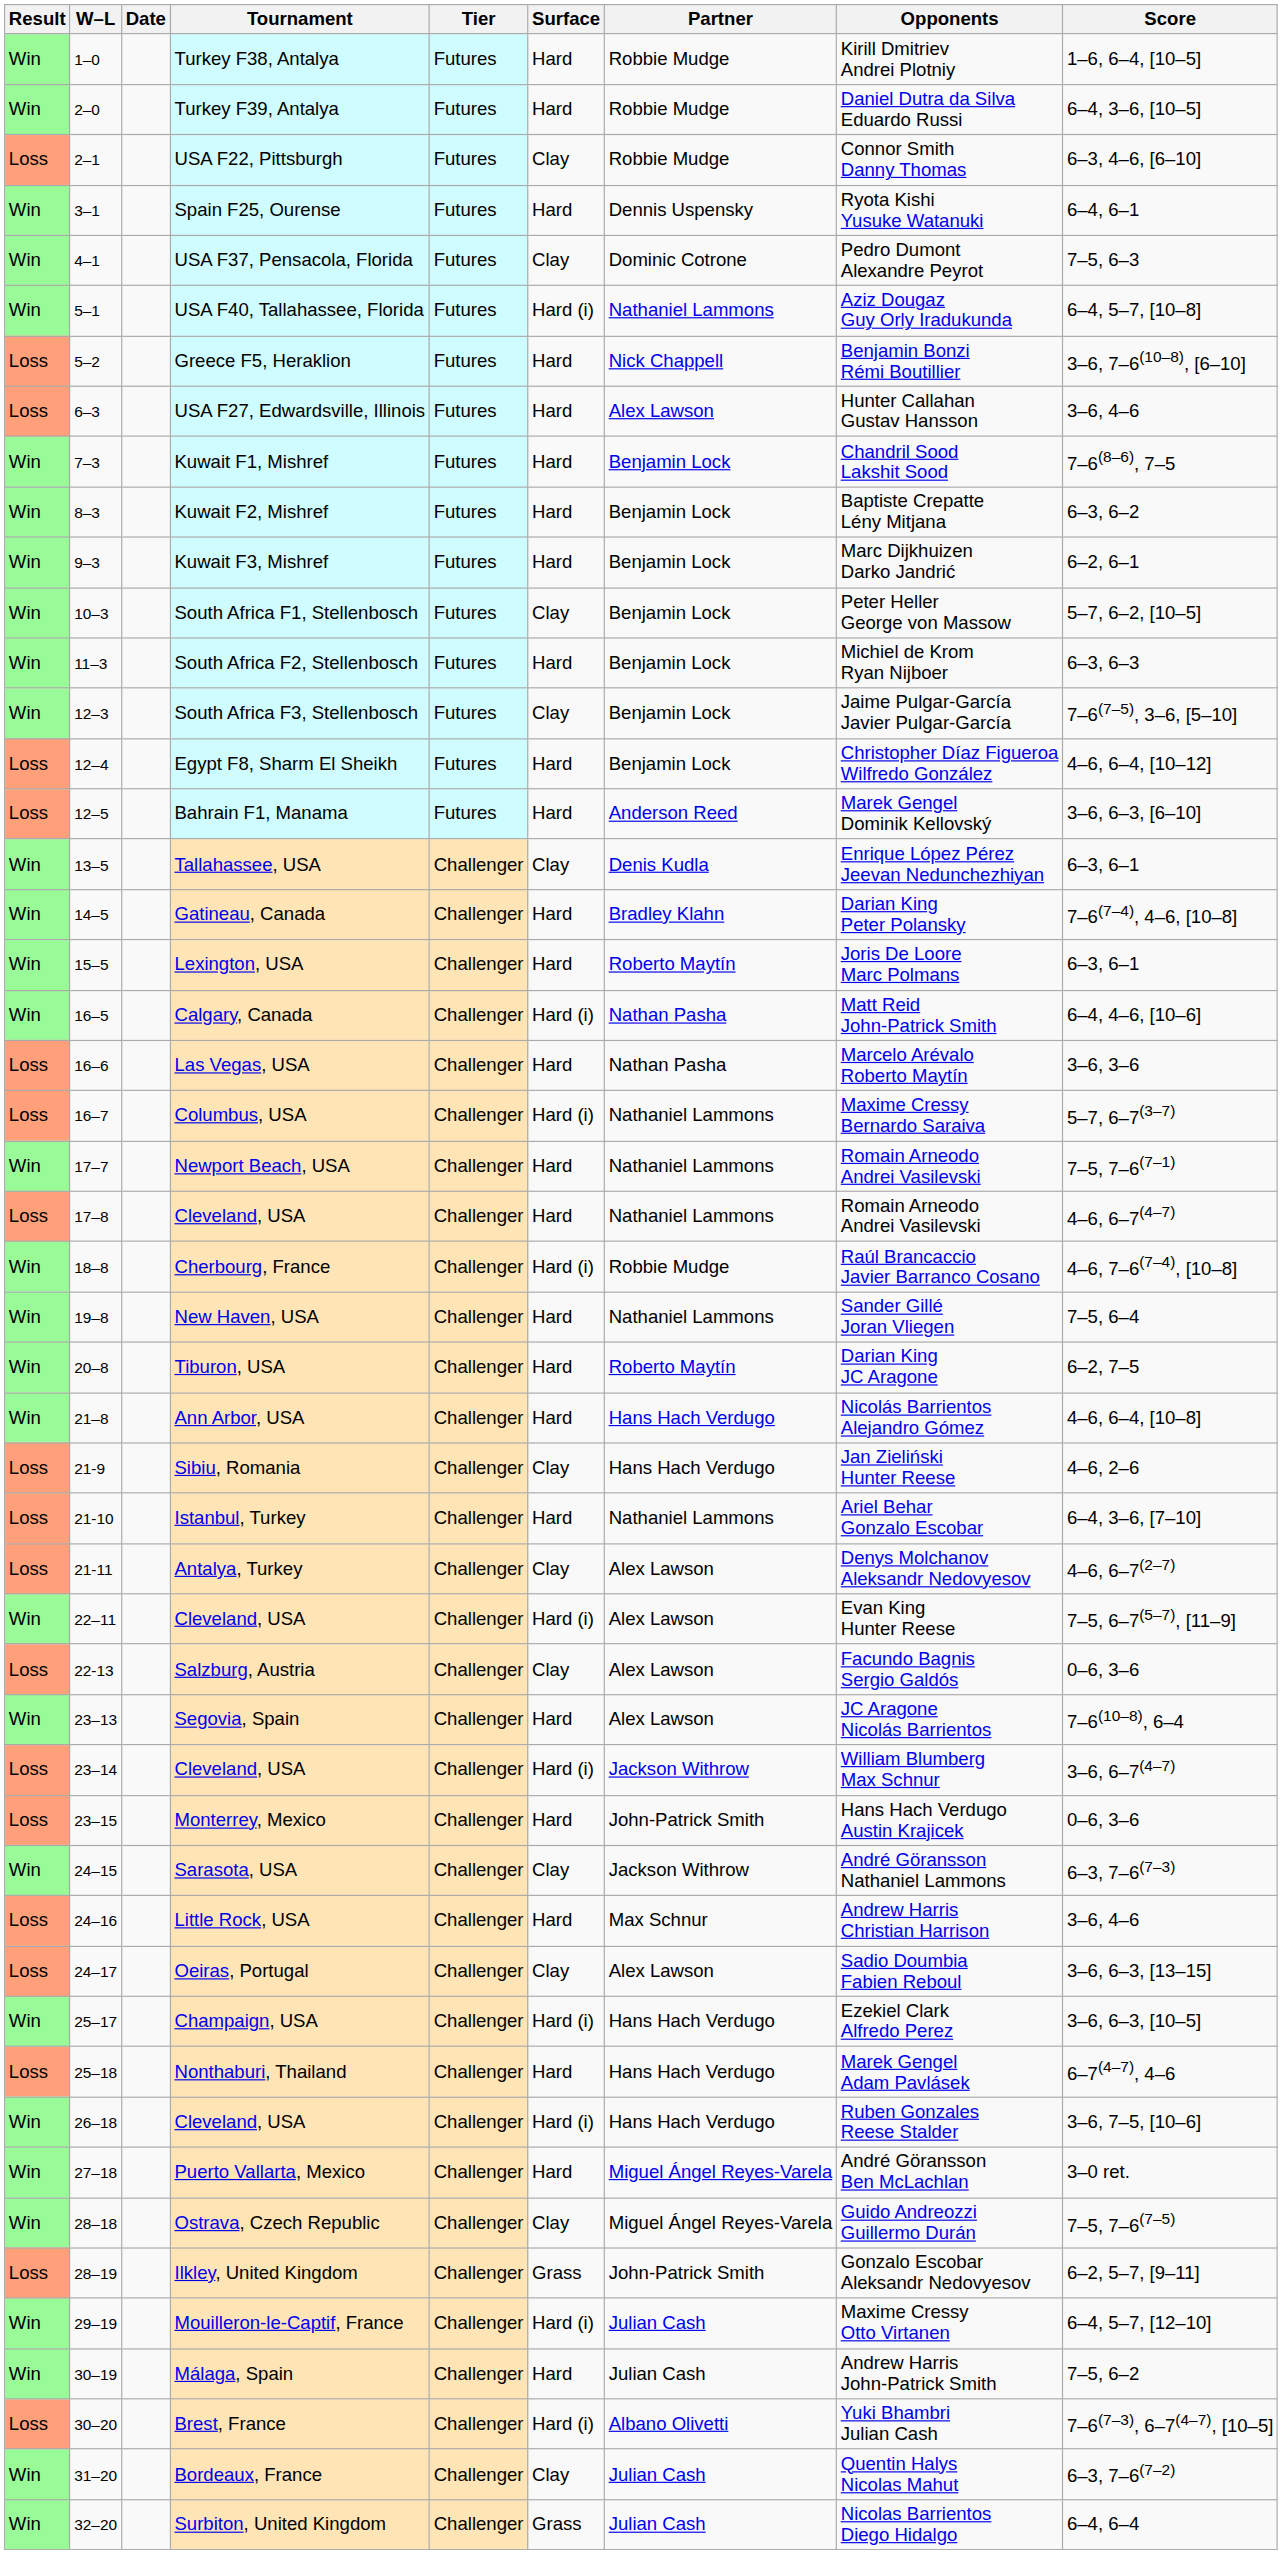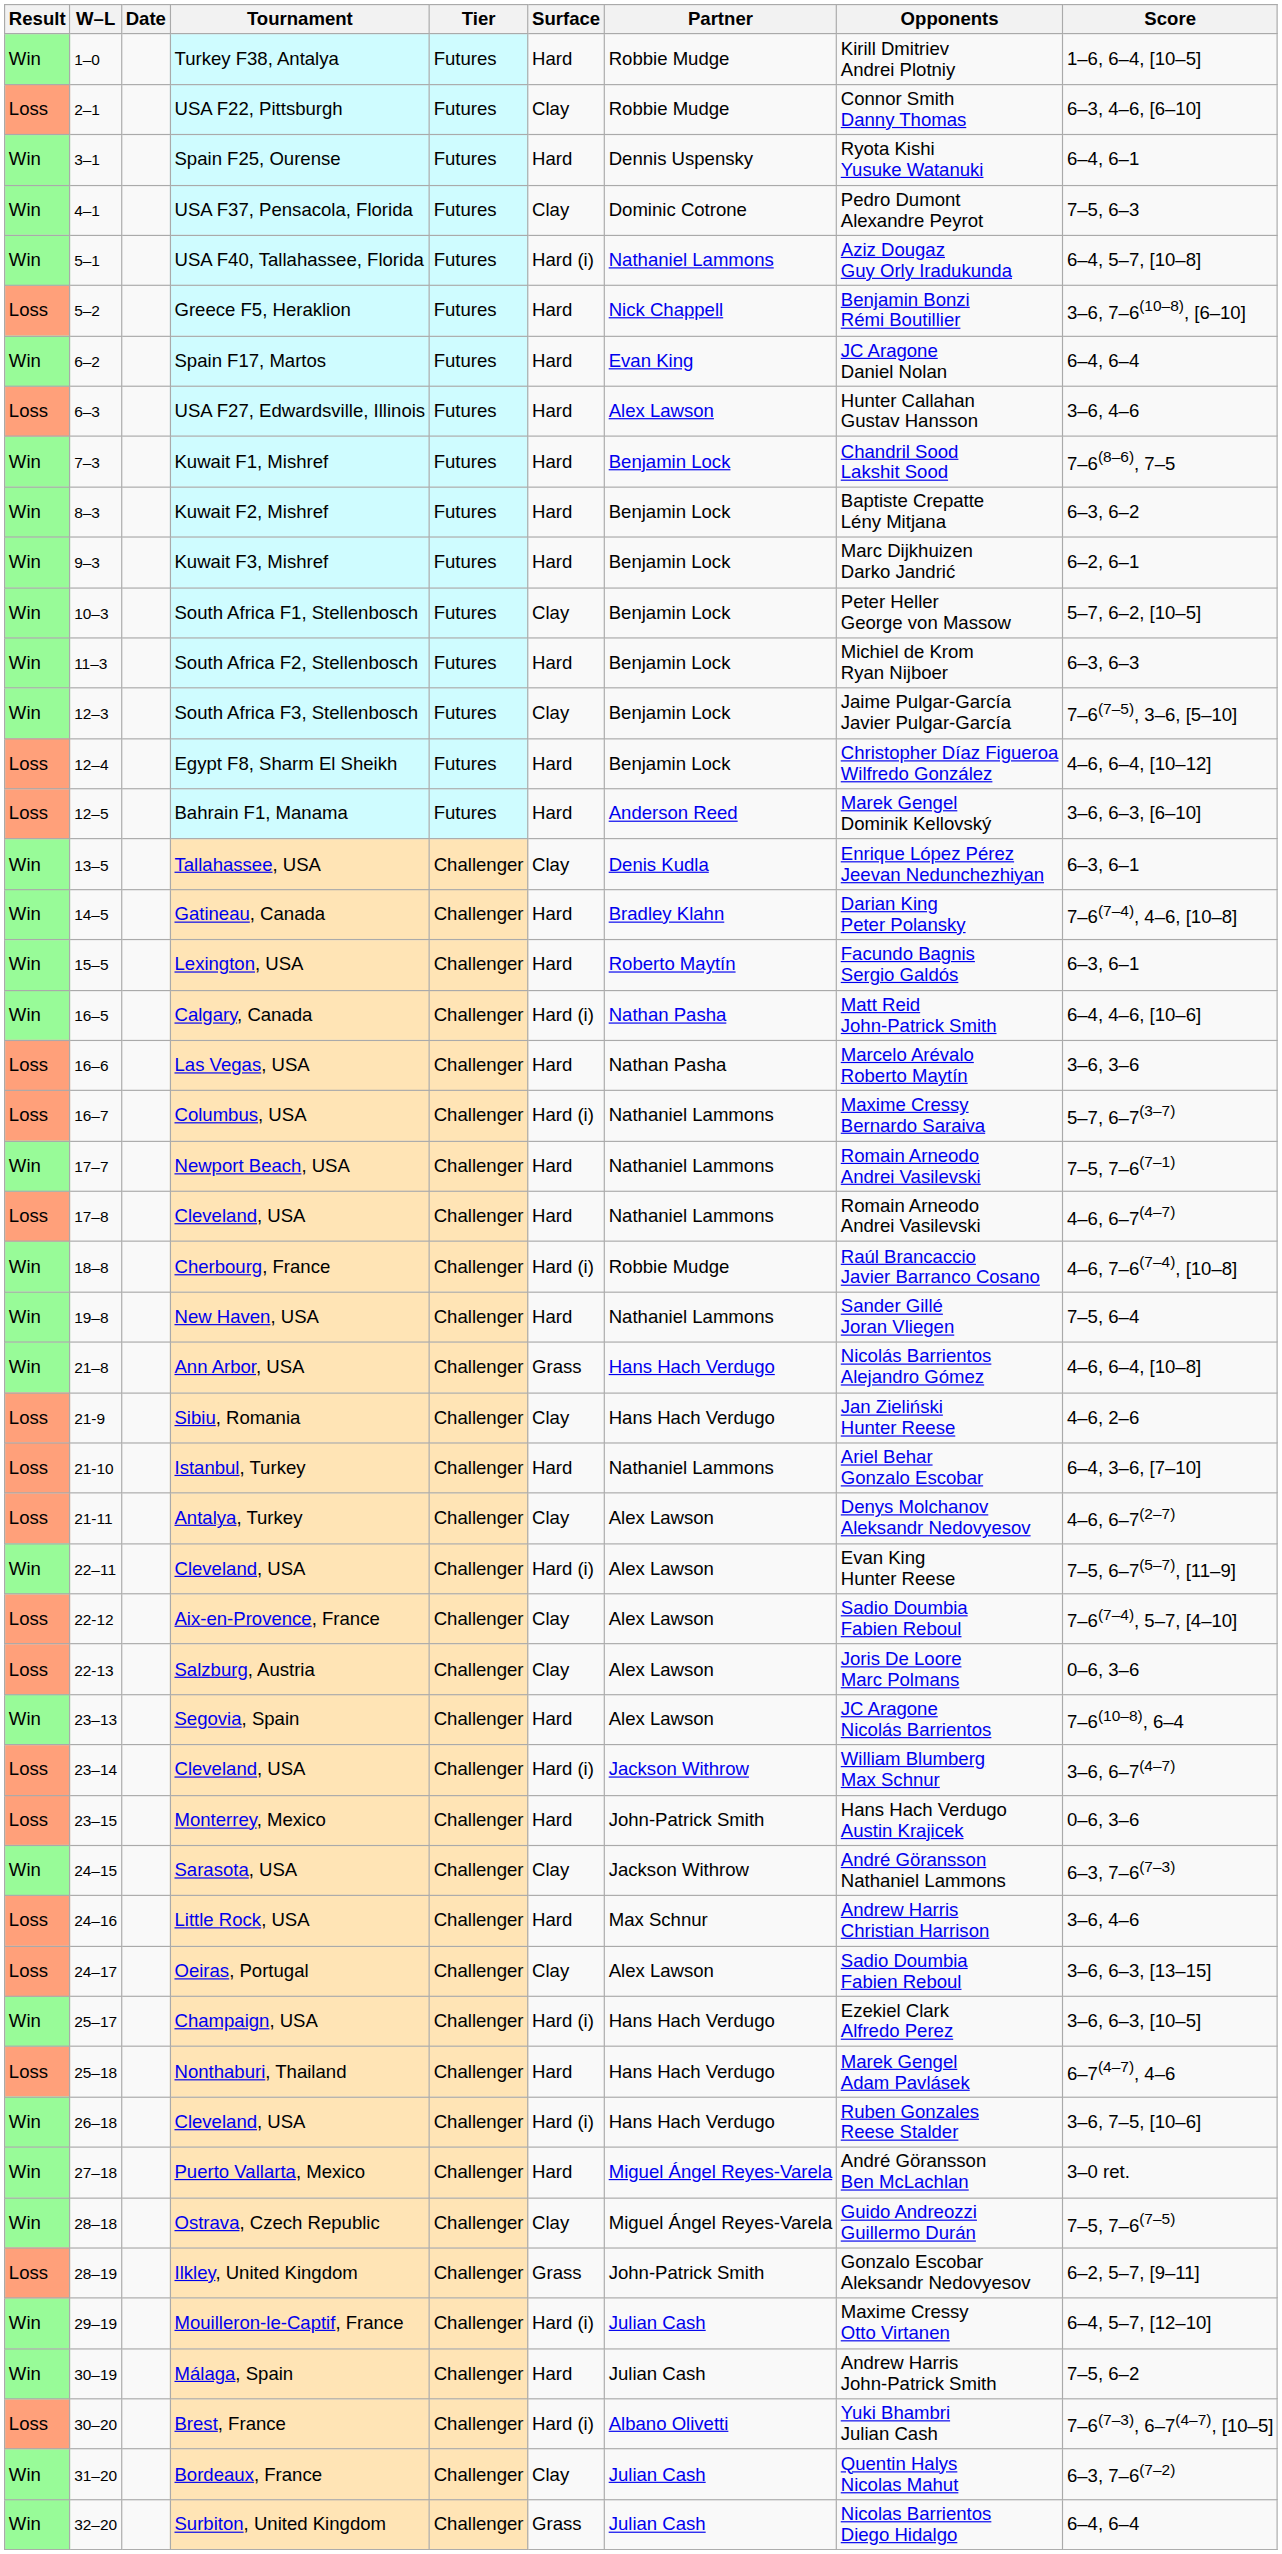- row: (87, 110)
+ row: (87, 362)
(901, 964) Joris De Loore Marc Polmans -> (908, 964) Facundo Bagnis Sergio Galdós
- row: (91, 1368)
(552, 1417) Hard -> (557, 1367) Grass
+ row: (94, 1620)
(908, 1669) Facundo Bagnis Sergio Galdós -> (901, 1669) Joris De Loore Marc Polmans
